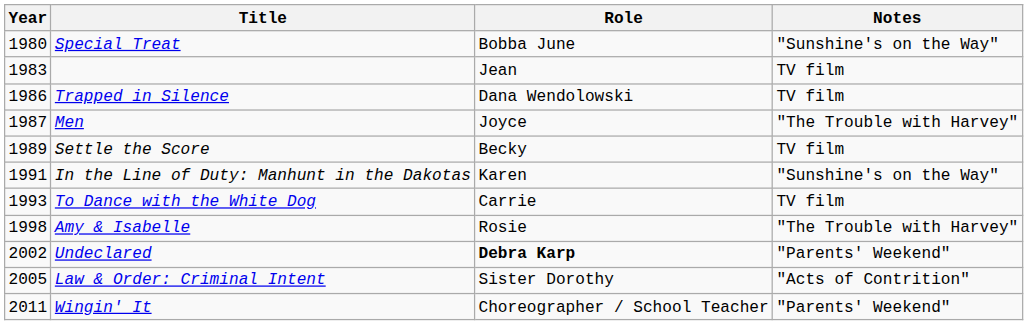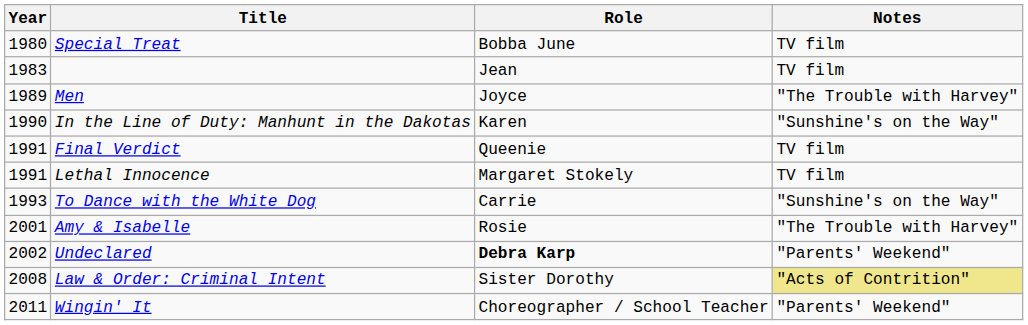(888, 44) "Sunshine's on the Way" -> (810, 44) TV film
- row: (142, 97)
(28, 123) 1987 -> (28, 97) 1989
- row: (132, 149)
(28, 175) 1991 -> (28, 123) 1990
+ row: (118, 149)
+ row: (132, 175)
(810, 202) TV film -> (888, 202) "Sunshine's on the Way"
(28, 228) 1998 -> (28, 228) 2001
(28, 280) 2005 -> (28, 280) 2008
(873, 280) no background -> (873, 280) khaki background
